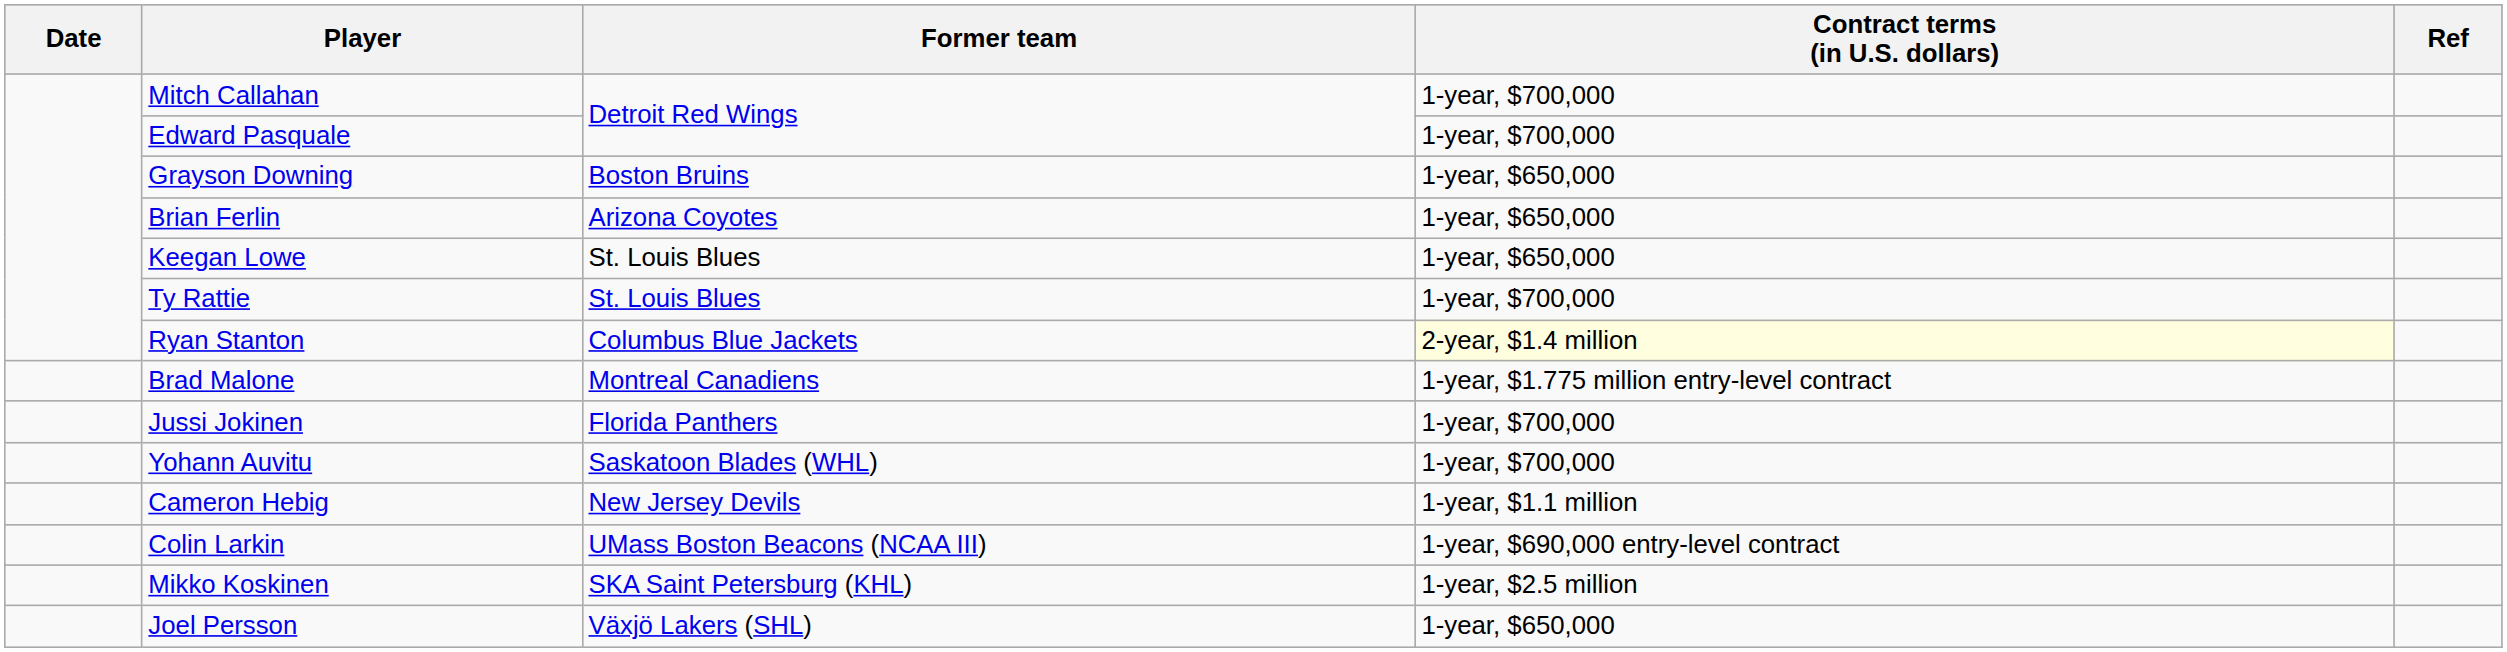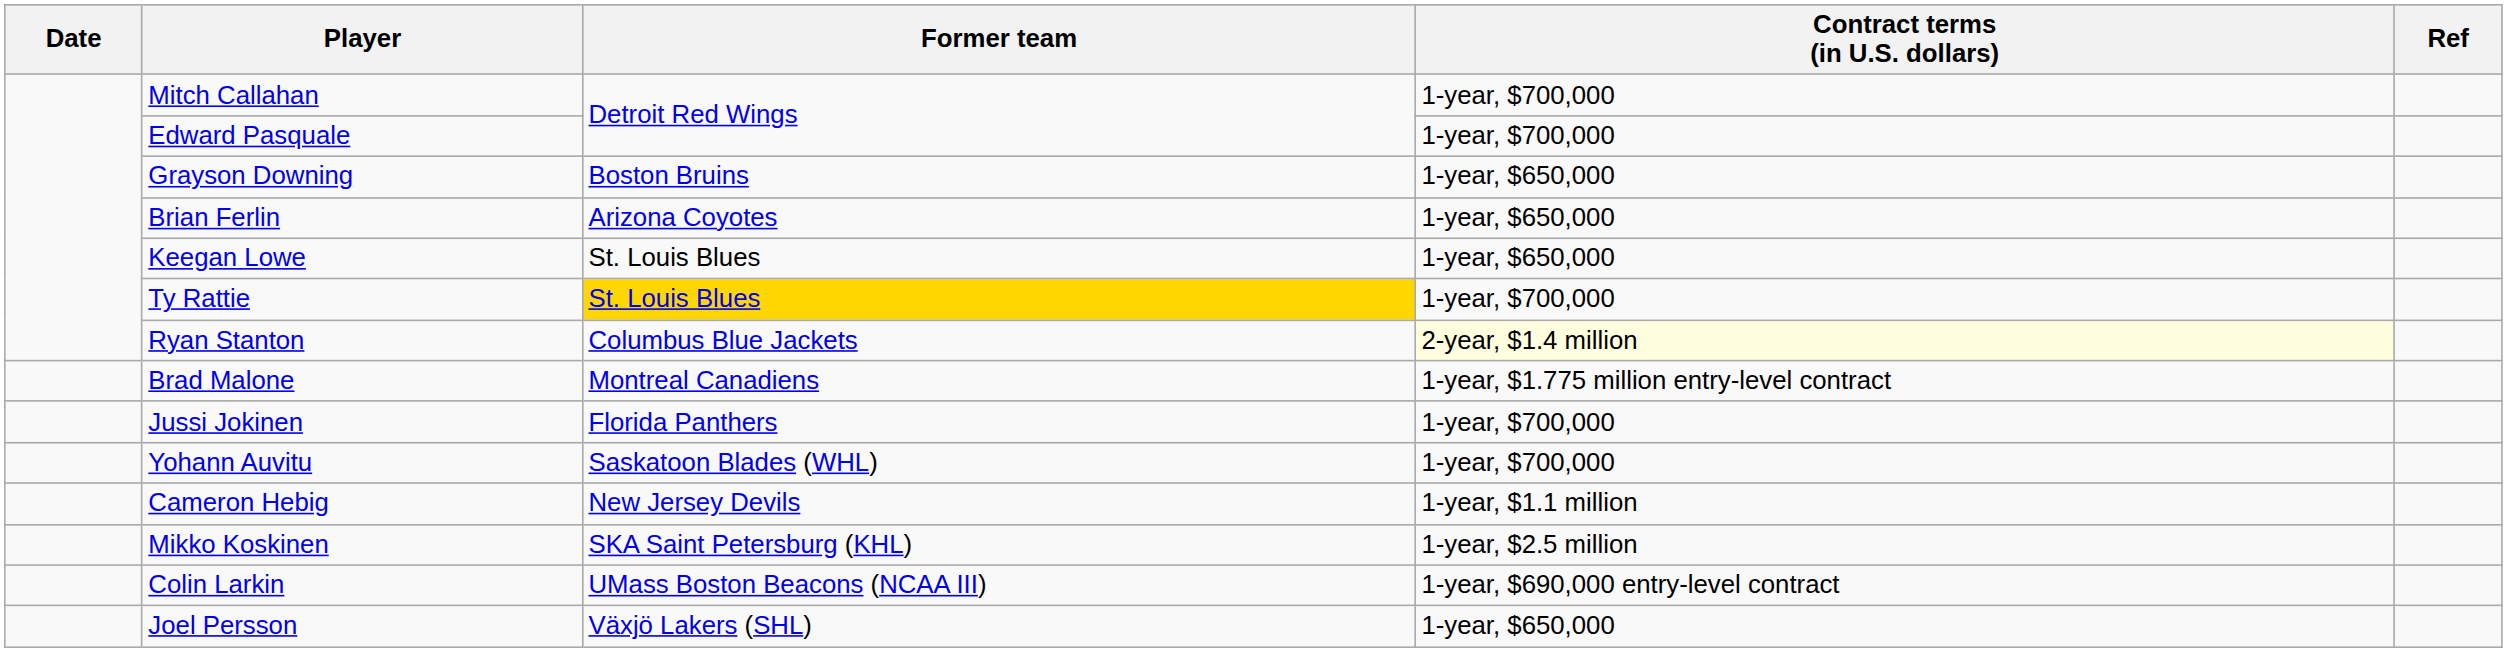(674, 299) no background -> (674, 299) gold background
rows swapped: (216, 544) <-> (239, 585)
